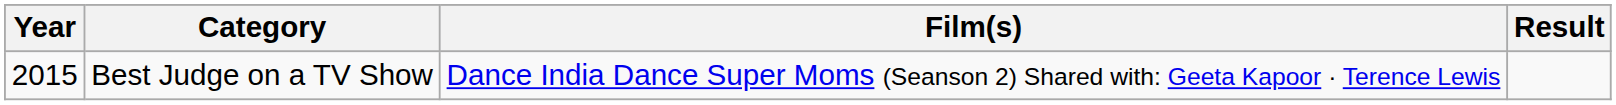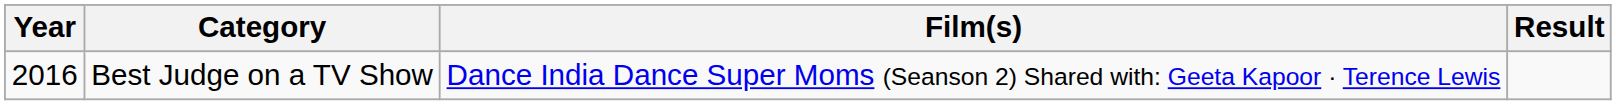(45, 74) 2015 -> (45, 74) 2016
